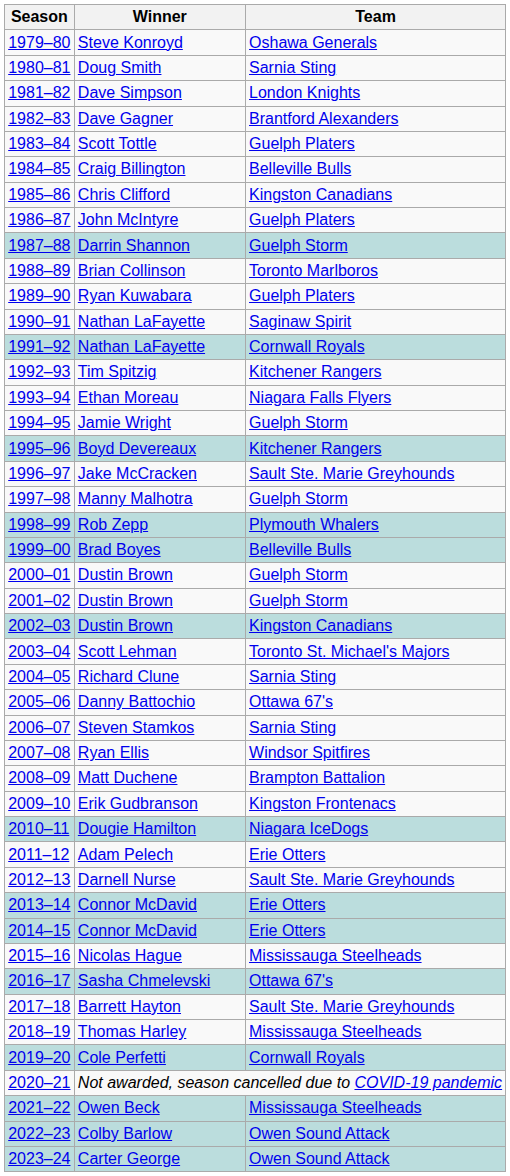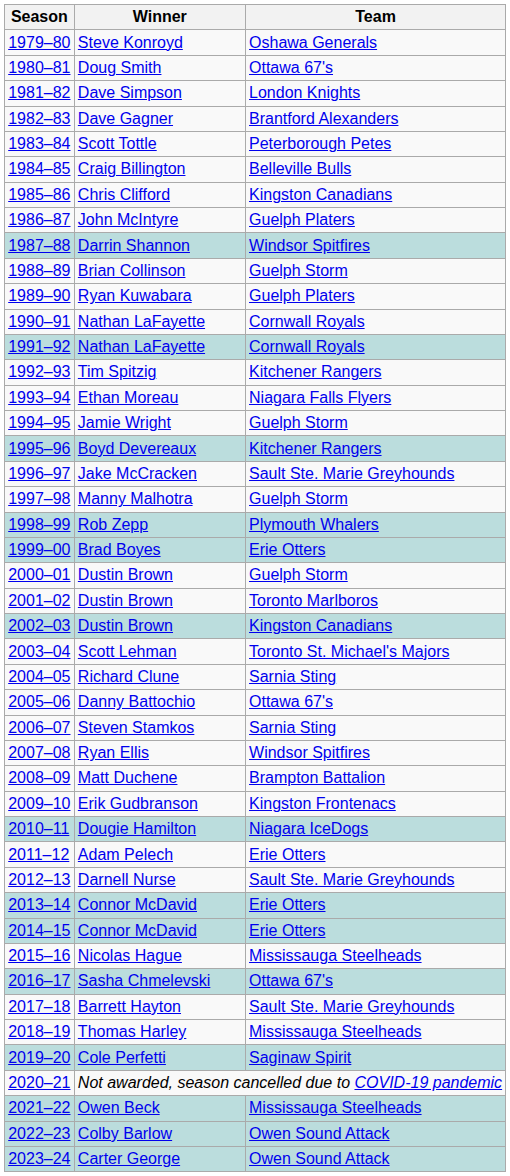(293, 67) Sarnia Sting -> (291, 67) Ottawa 67's
(302, 144) Guelph Platers -> (320, 144) Peterborough Petes
(298, 245) Guelph Storm -> (309, 245) Windsor Spitfires
(314, 270) Toronto Marlboros -> (298, 270) Guelph Storm
(300, 321) Saginaw Spirit -> (307, 321) Cornwall Royals
(300, 550) Belleville Bulls -> (287, 550) Erie Otters
(298, 600) Guelph Storm -> (314, 600) Toronto Marlboros
(307, 1057) Cornwall Royals -> (300, 1057) Saginaw Spirit
